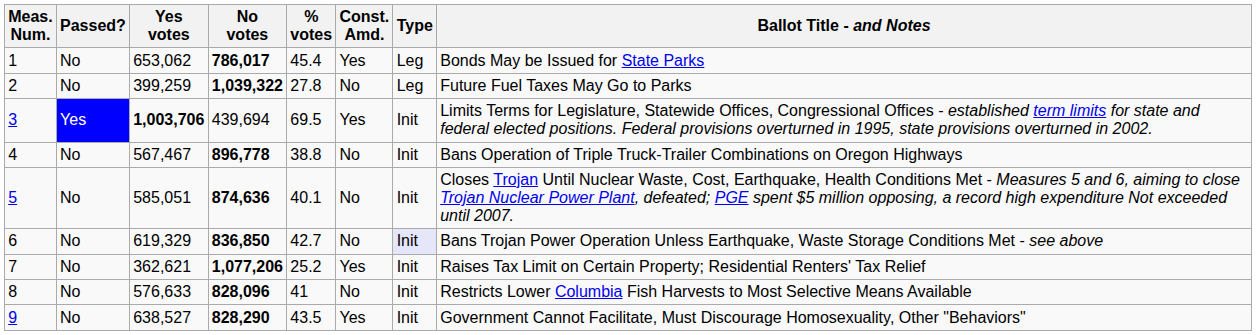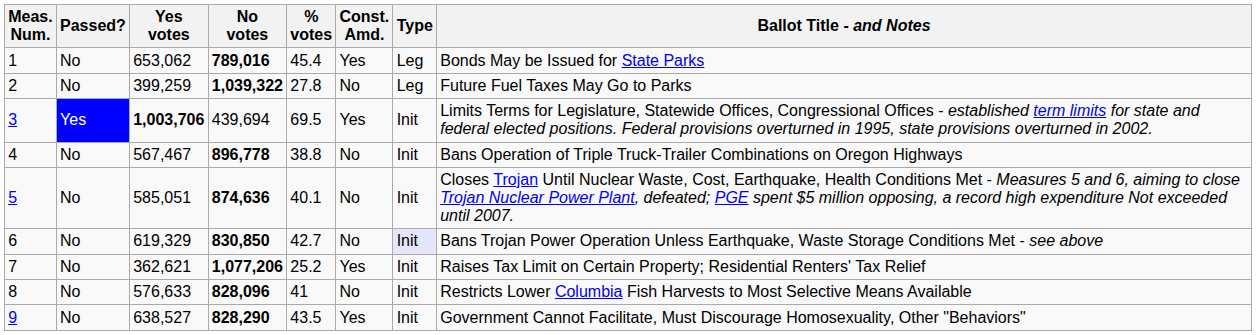(241, 60) 786,017 -> (241, 60) 789,016
(241, 241) 836,850 -> (241, 241) 830,850
